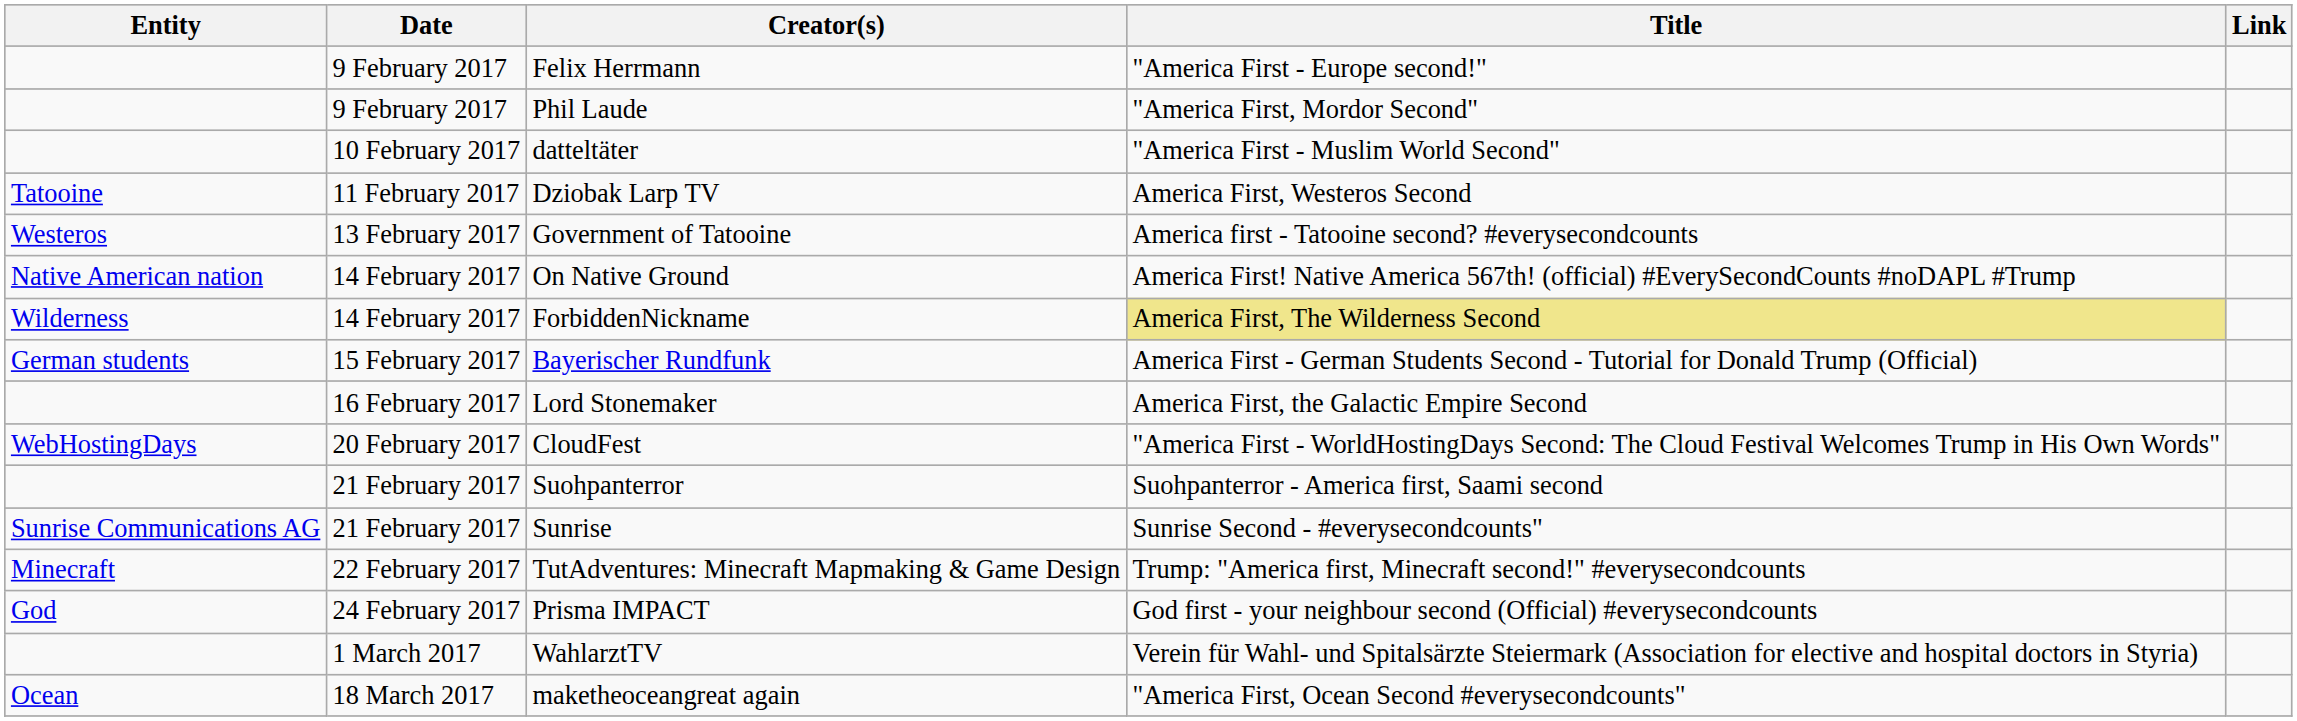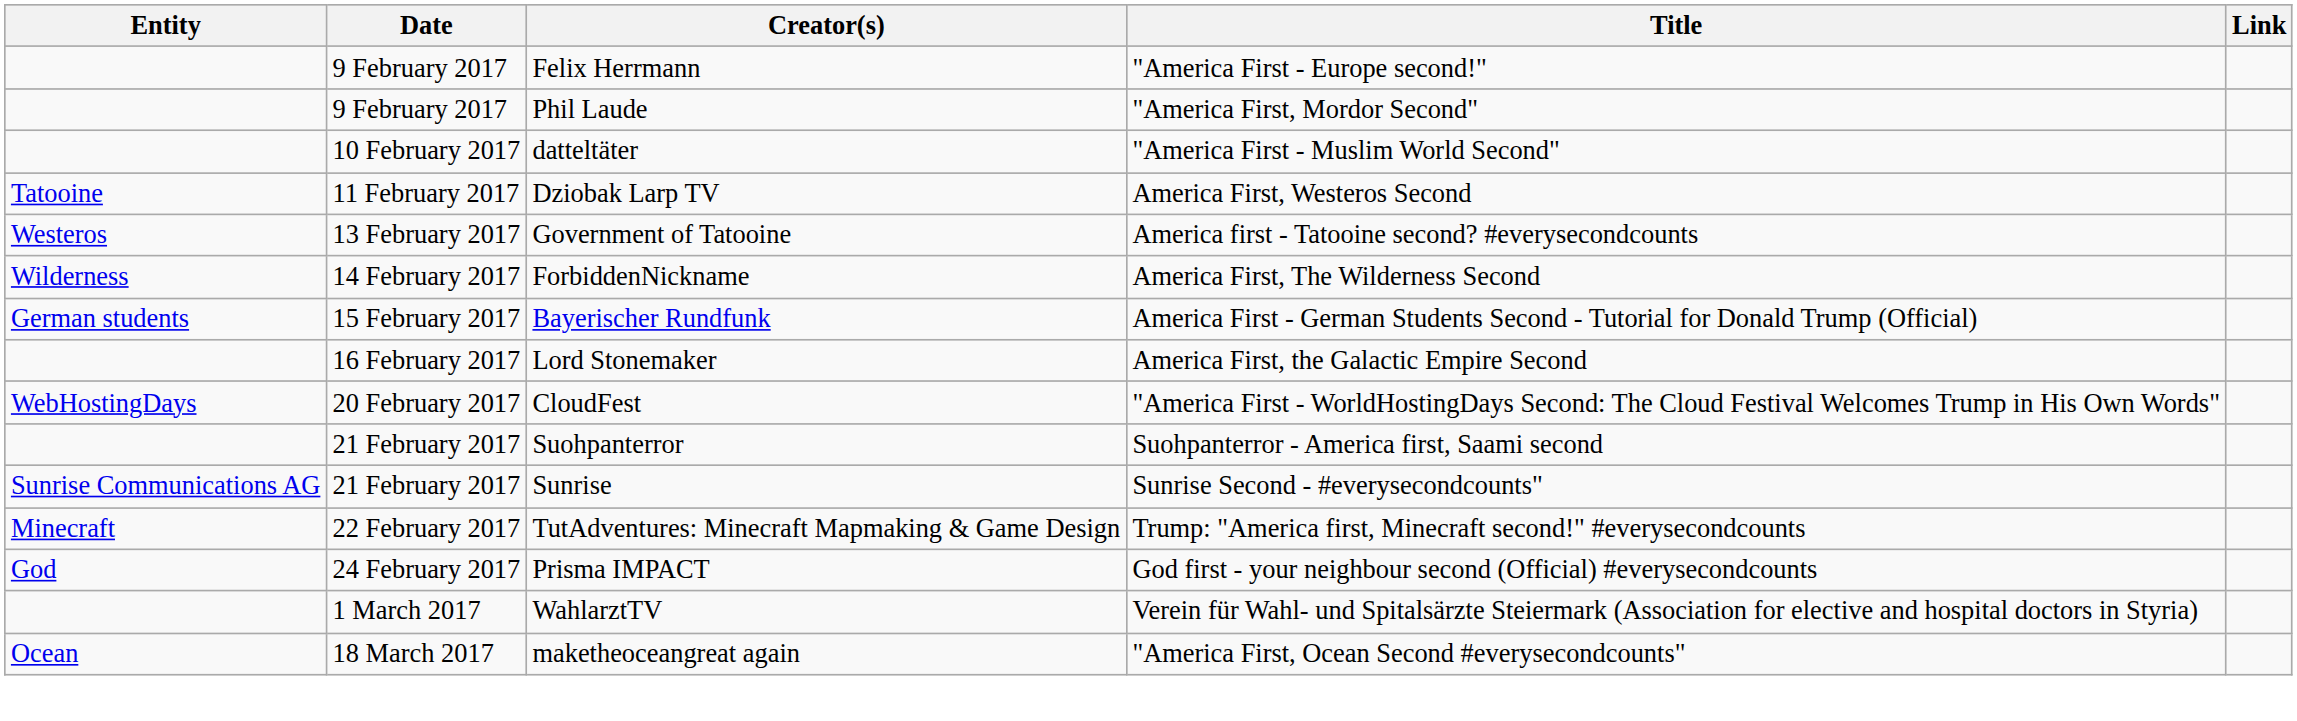- row: (631, 276)
(1336, 318) khaki background -> (1336, 276) no background
